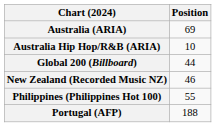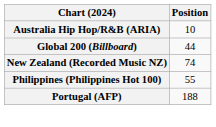- row: (87, 29)
(190, 79) 46 -> (190, 63) 74
